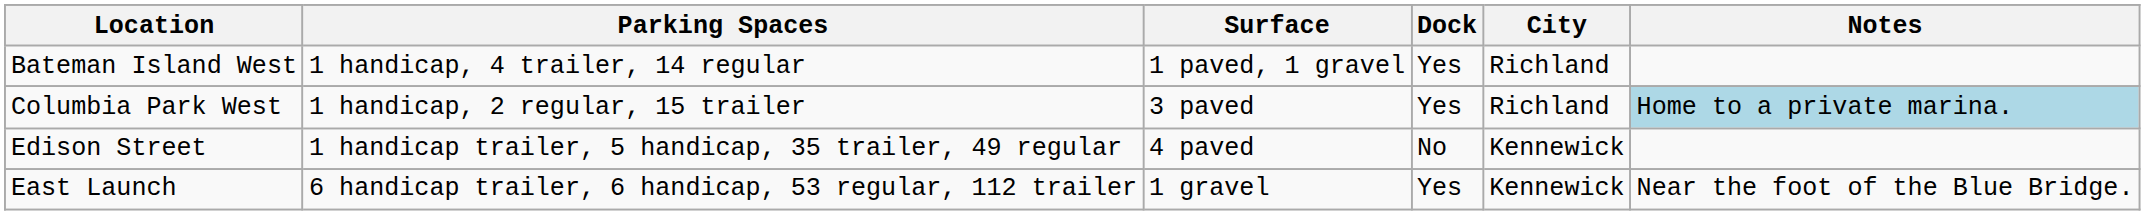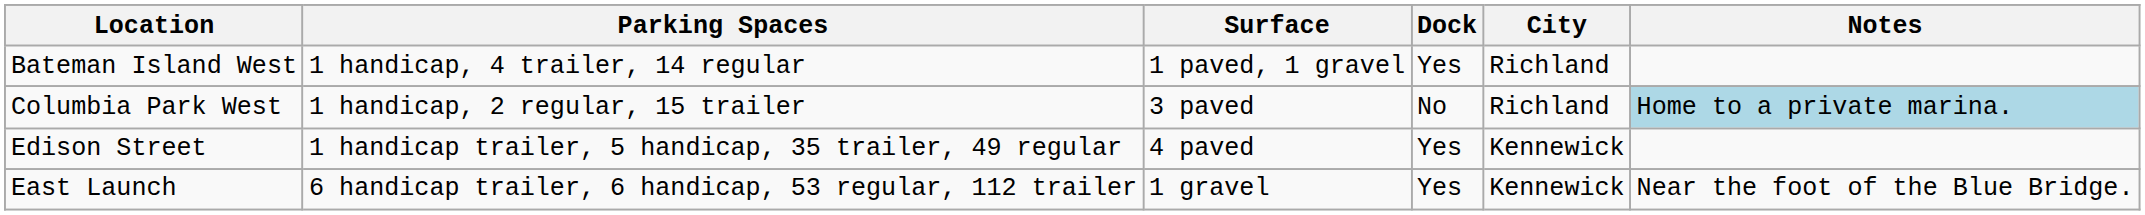(1440, 107) Yes -> (1432, 107) No
(1432, 148) No -> (1440, 148) Yes
